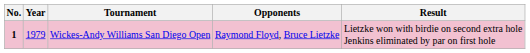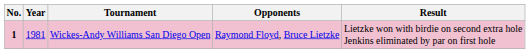(36, 34) 1979 -> (36, 34) 1981
